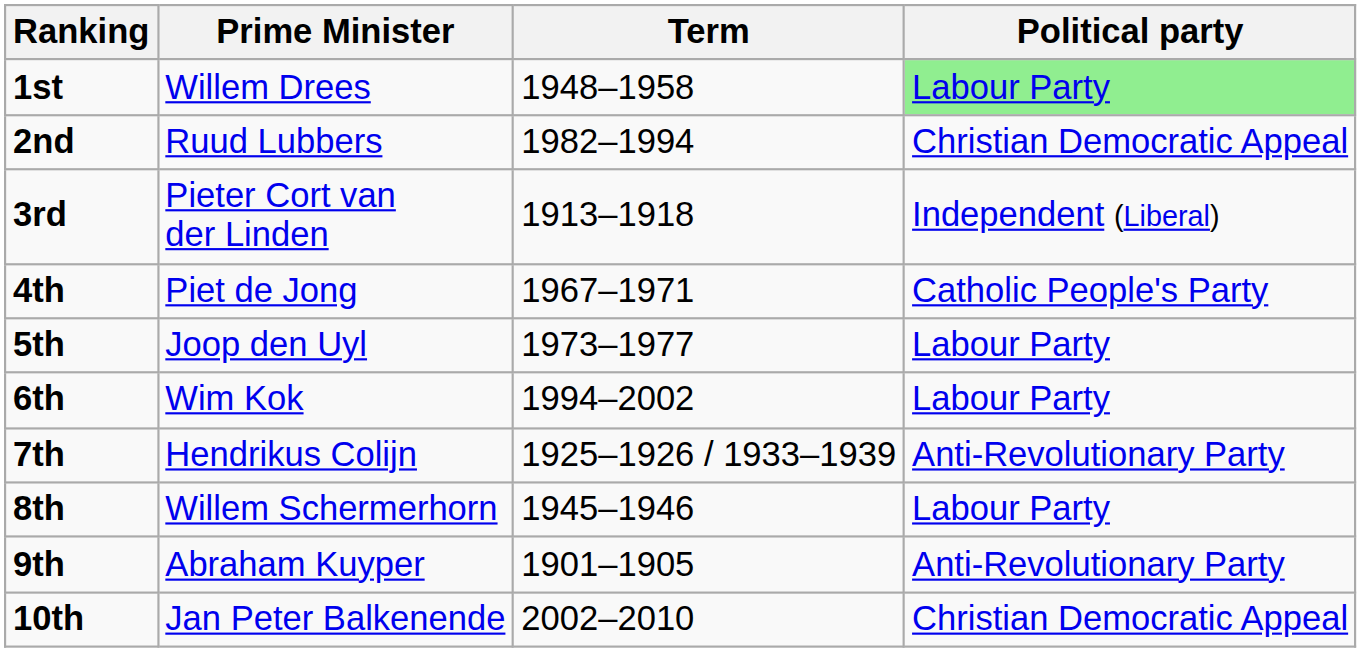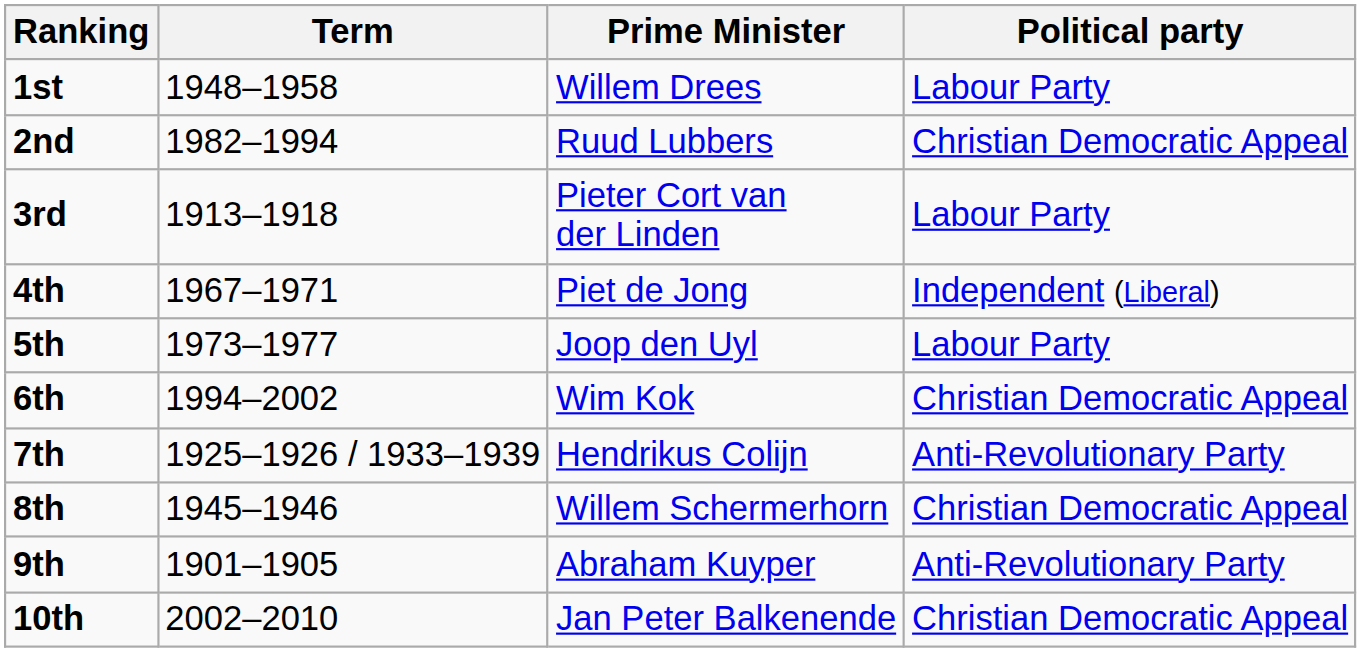columns swapped: (335, 31) <-> (709, 31)
(1011, 86) lightgreen background -> (1011, 86) no background
(1066, 215) Independent (Liberal) -> (1011, 215) Labour Party
(1090, 290) Catholic People's Party -> (1066, 290) Independent (Liberal)
(1011, 399) Labour Party -> (1130, 399) Christian Democratic Appeal
(1011, 509) Labour Party -> (1130, 509) Christian Democratic Appeal
